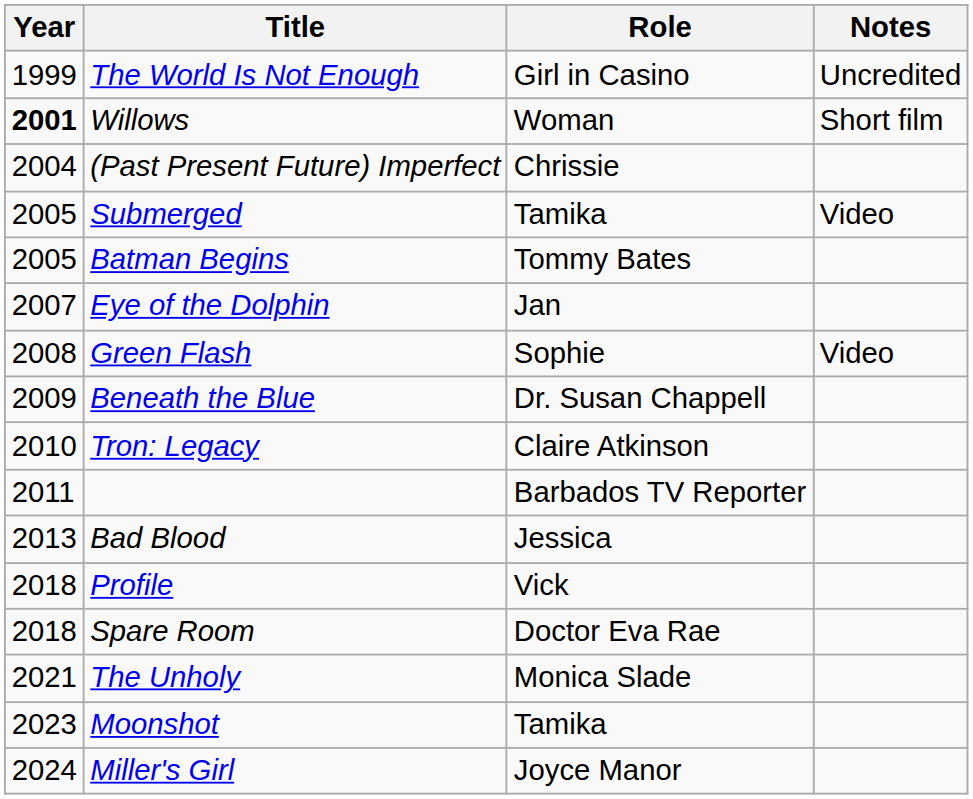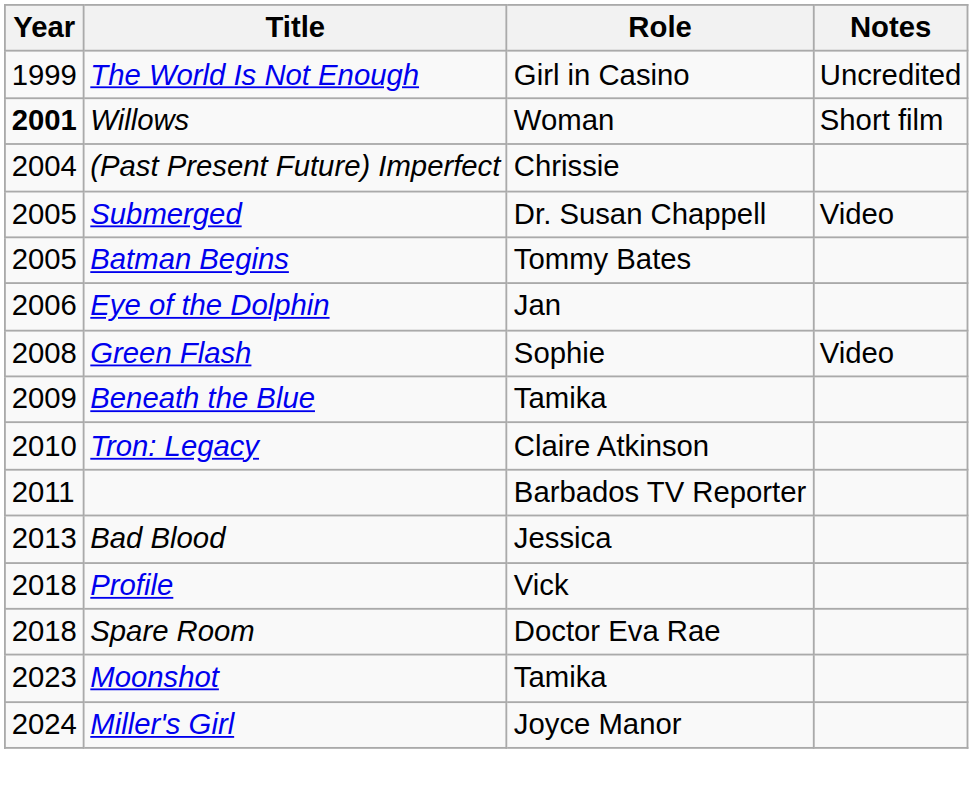(560, 213) Tamika -> (640, 213) Dr. Susan Chappell
(44, 306) 2007 -> (44, 306) 2006
(640, 399) Dr. Susan Chappell -> (560, 399) Tamika
- row: (165, 677)
